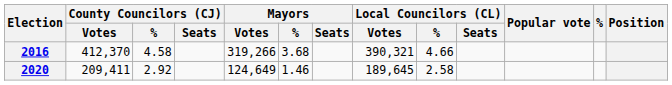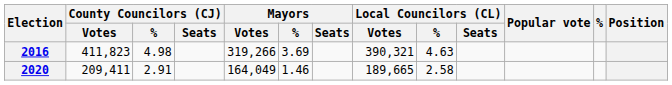(106, 52) 412,370 -> (106, 52) 411,823
(158, 52) 4.58 -> (158, 52) 4.98
(295, 52) 3.68 -> (295, 52) 3.69
(440, 52) 4.66 -> (440, 52) 4.63
(158, 70) 2.92 -> (158, 70) 2.91
(252, 70) 124,649 -> (252, 70) 164,049
(390, 70) 189,645 -> (390, 70) 189,665
